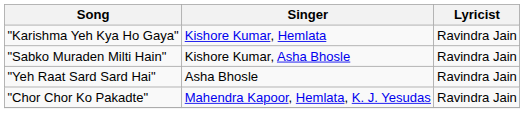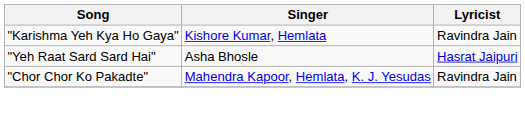- row: (87, 56)
(477, 77) Ravindra Jain -> (477, 56) Hasrat Jaipuri
